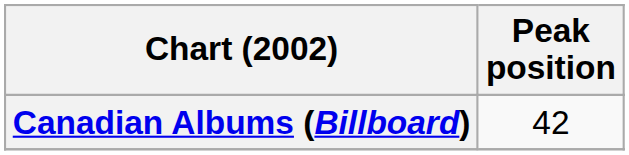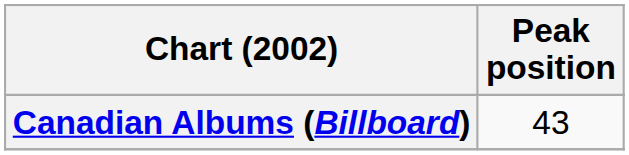(551, 121) 42 -> (551, 121) 43
